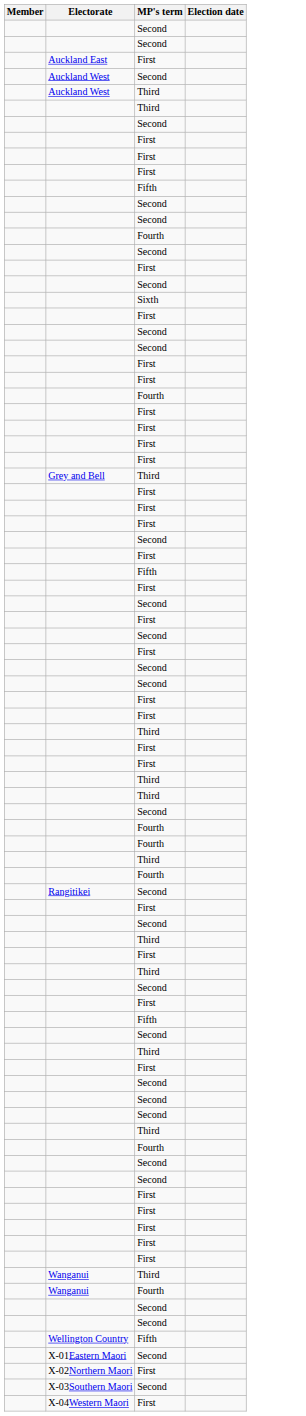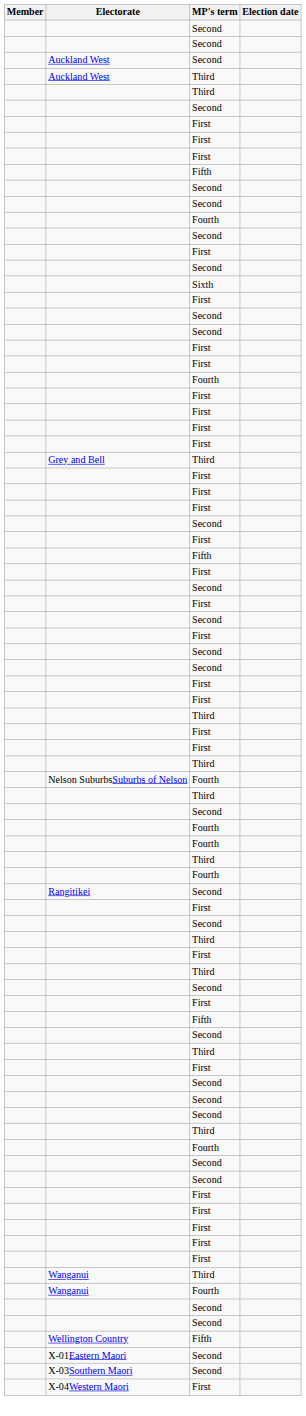- row: (78, 60)
+ row: (118, 779)
- row: (90, 1371)
